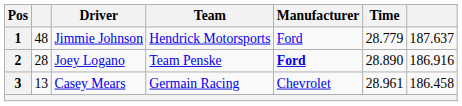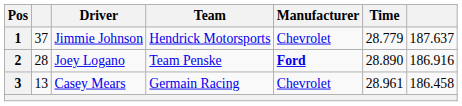(41, 38) 48 -> (41, 38) 37
(290, 38) Ford -> (304, 38) Chevrolet
